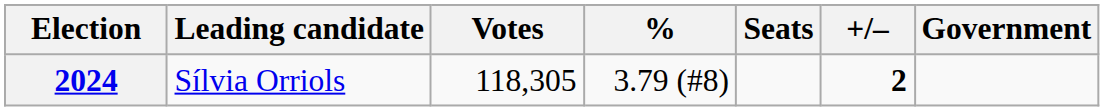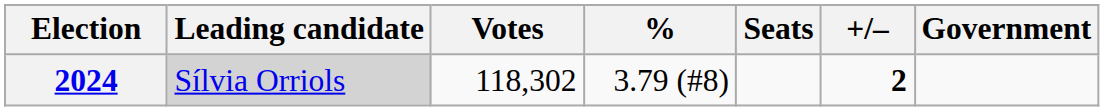(260, 79) no background -> (260, 79) lightgrey background
(526, 79) 118,305 -> (526, 79) 118,302
